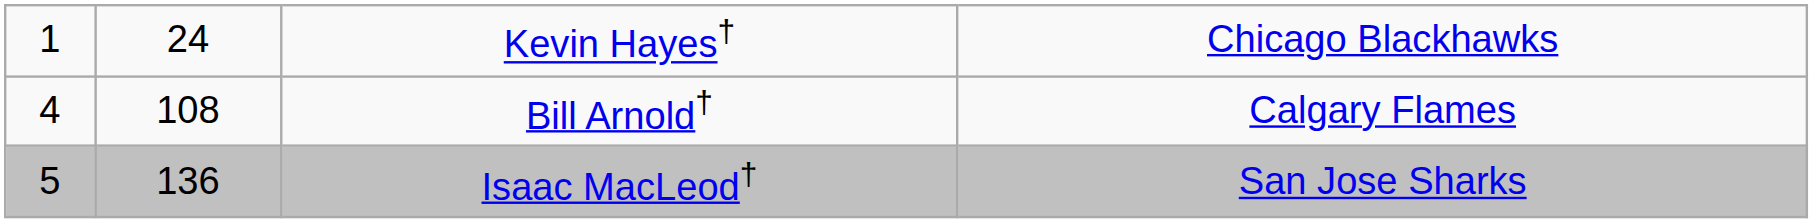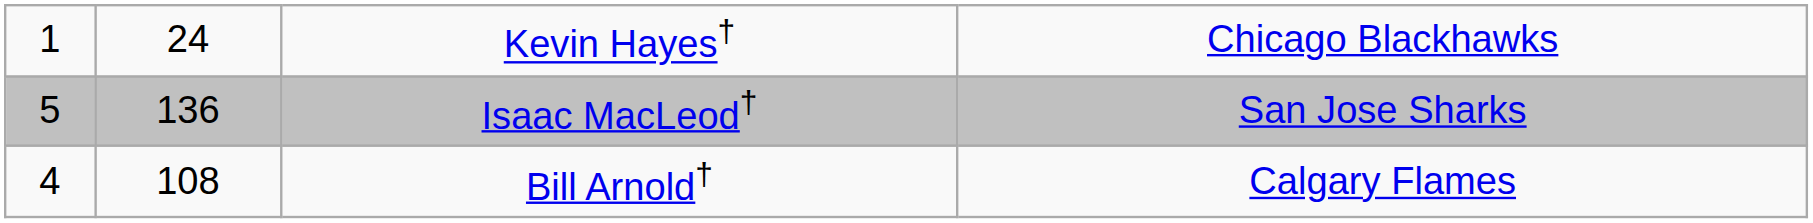rows swapped: (619, 110) <-> (619, 181)
